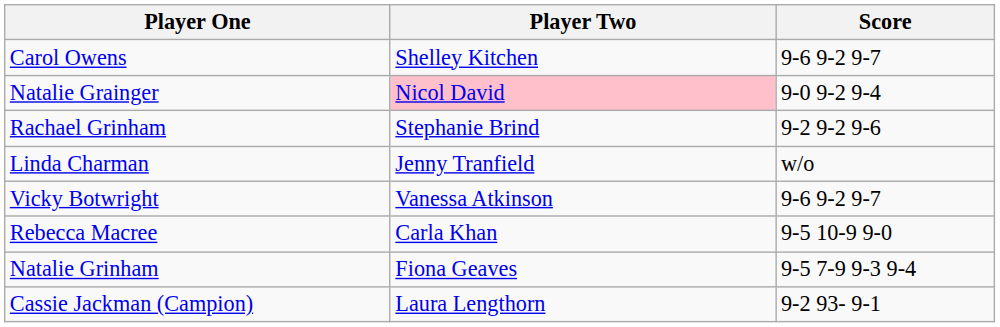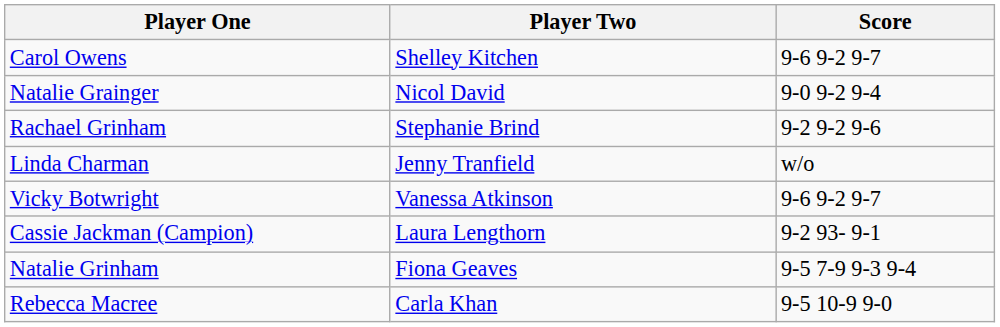(450, 92) pink background -> (450, 92) no background
rows swapped: (131, 304) <-> (84, 233)
